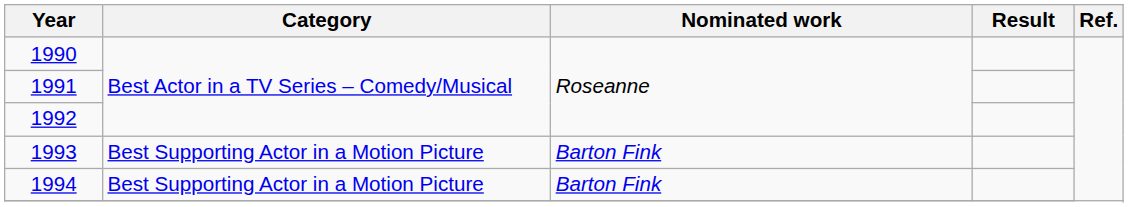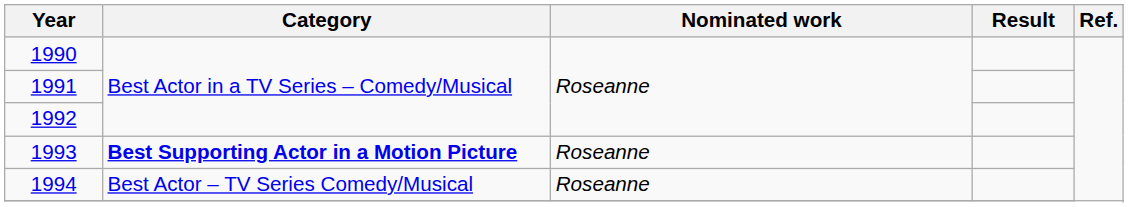(296, 151) normal -> (312, 151) bold
(608, 151) Barton Fink -> (603, 151) Roseanne
(296, 184) Best Supporting Actor in a Motion Picture -> (290, 184) Best Actor – TV Series Comedy/Musical
(608, 184) Barton Fink -> (603, 184) Roseanne
